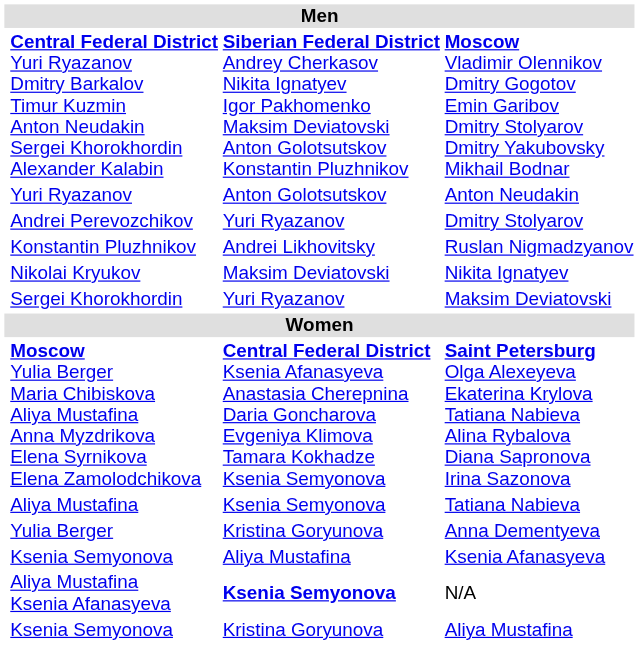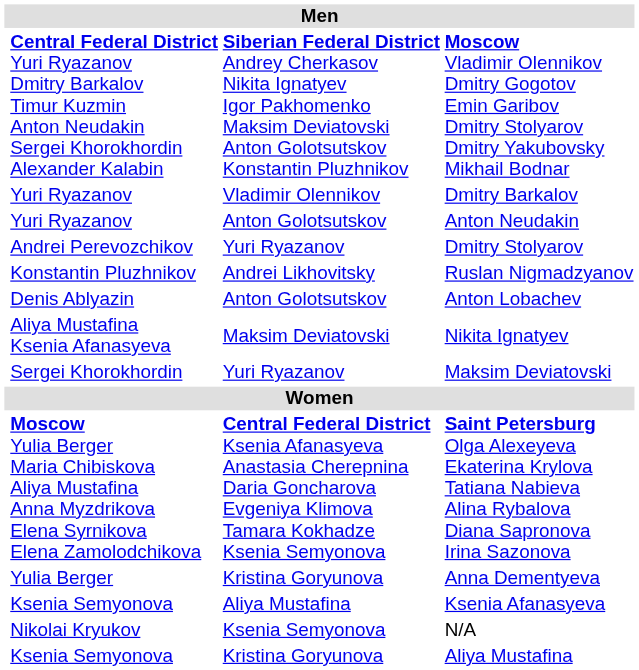+ row: (511, 195)
+ row: (513, 299)
(75, 273) Nikolai Kryukov -> (91, 335) Aliya Mustafina Ksenia Afanasyeva
- row: (512, 504)
(91, 593) Aliya Mustafina Ksenia Afanasyeva -> (75, 629) Nikolai Kryukov
(309, 593) bold -> (304, 629) normal
